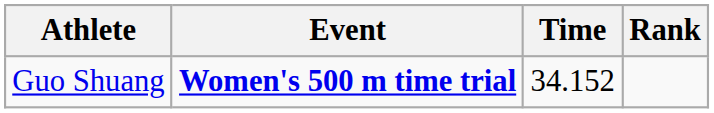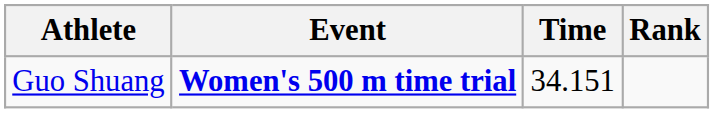(573, 80) 34.152 -> (573, 80) 34.151
